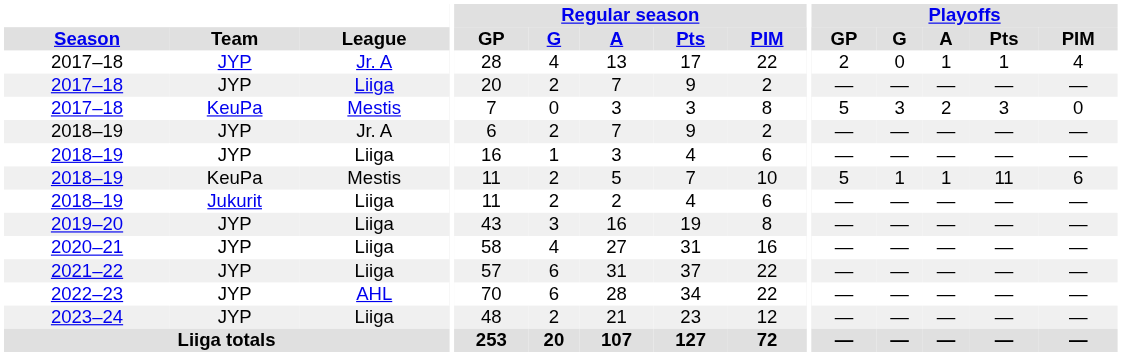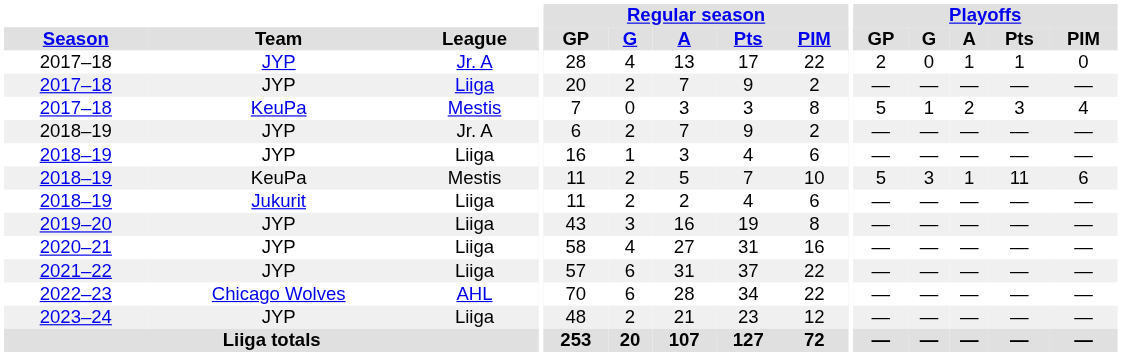(1078, 61) 4 -> (1084, 61) 0
(900, 108) 3 -> (929, 108) 1
(1078, 108) 0 -> (1084, 108) 4
(900, 177) 1 -> (929, 177) 3
(235, 293) JYP -> (279, 293) Chicago Wolves
